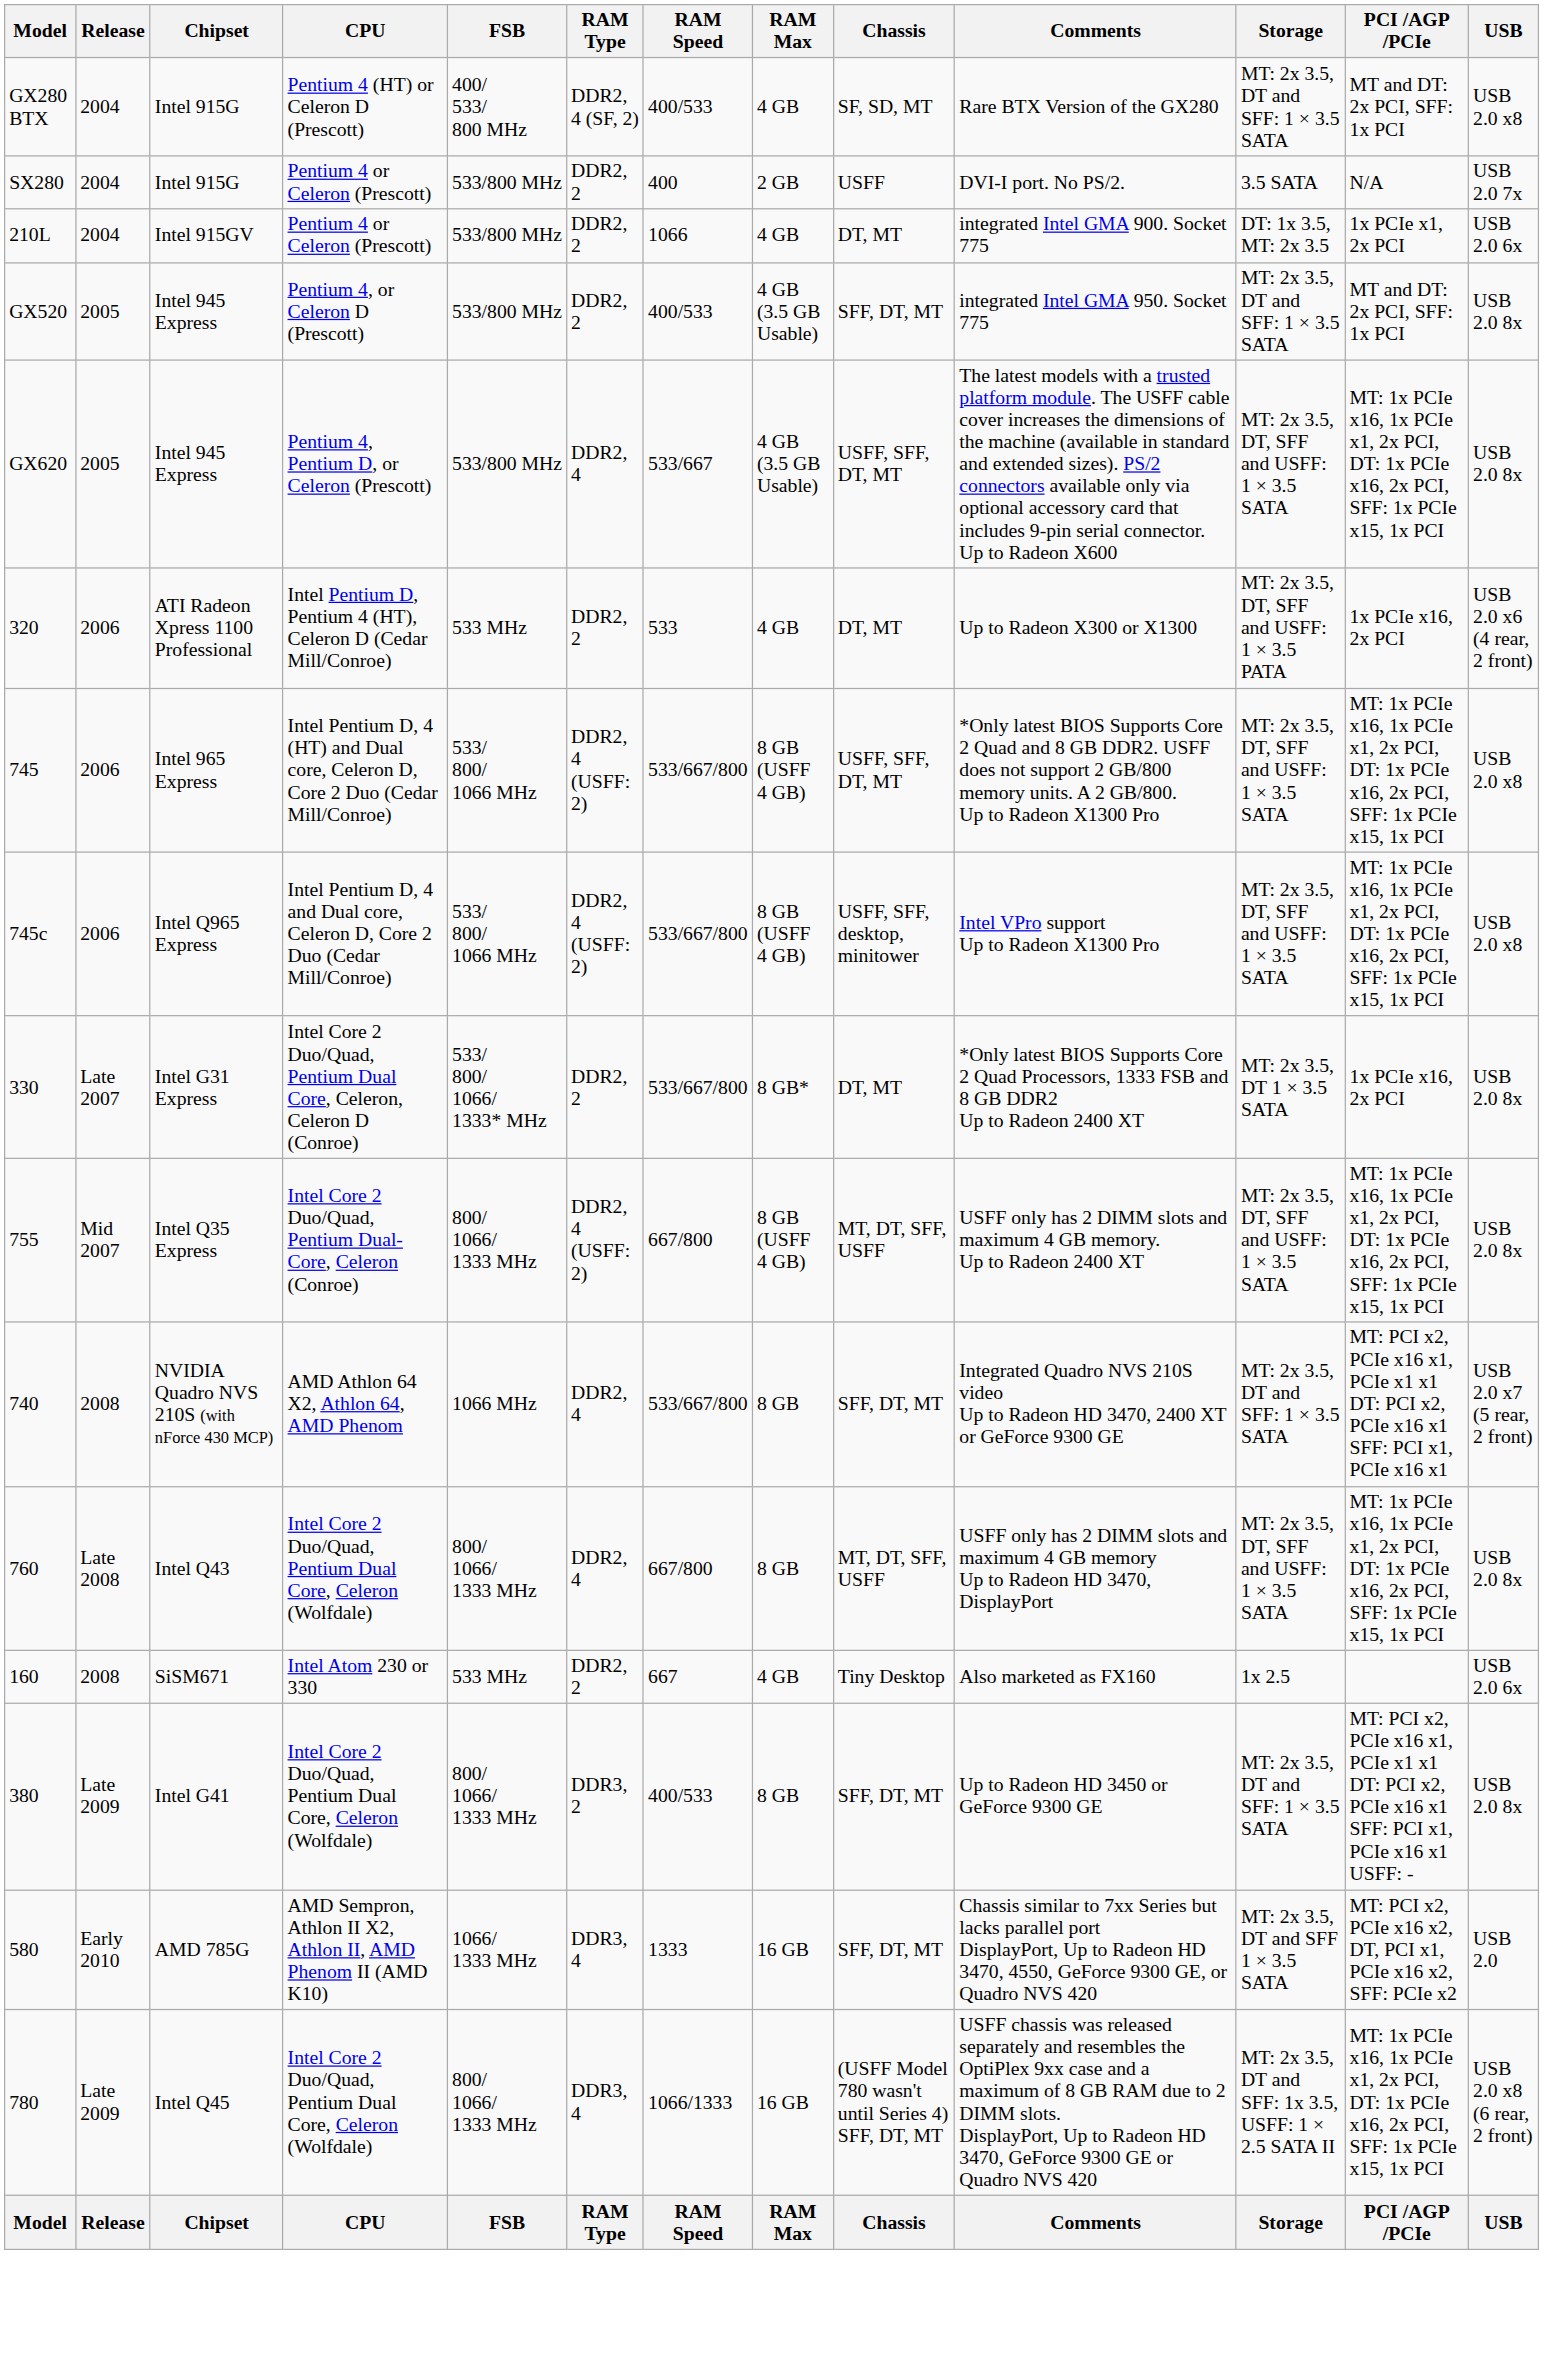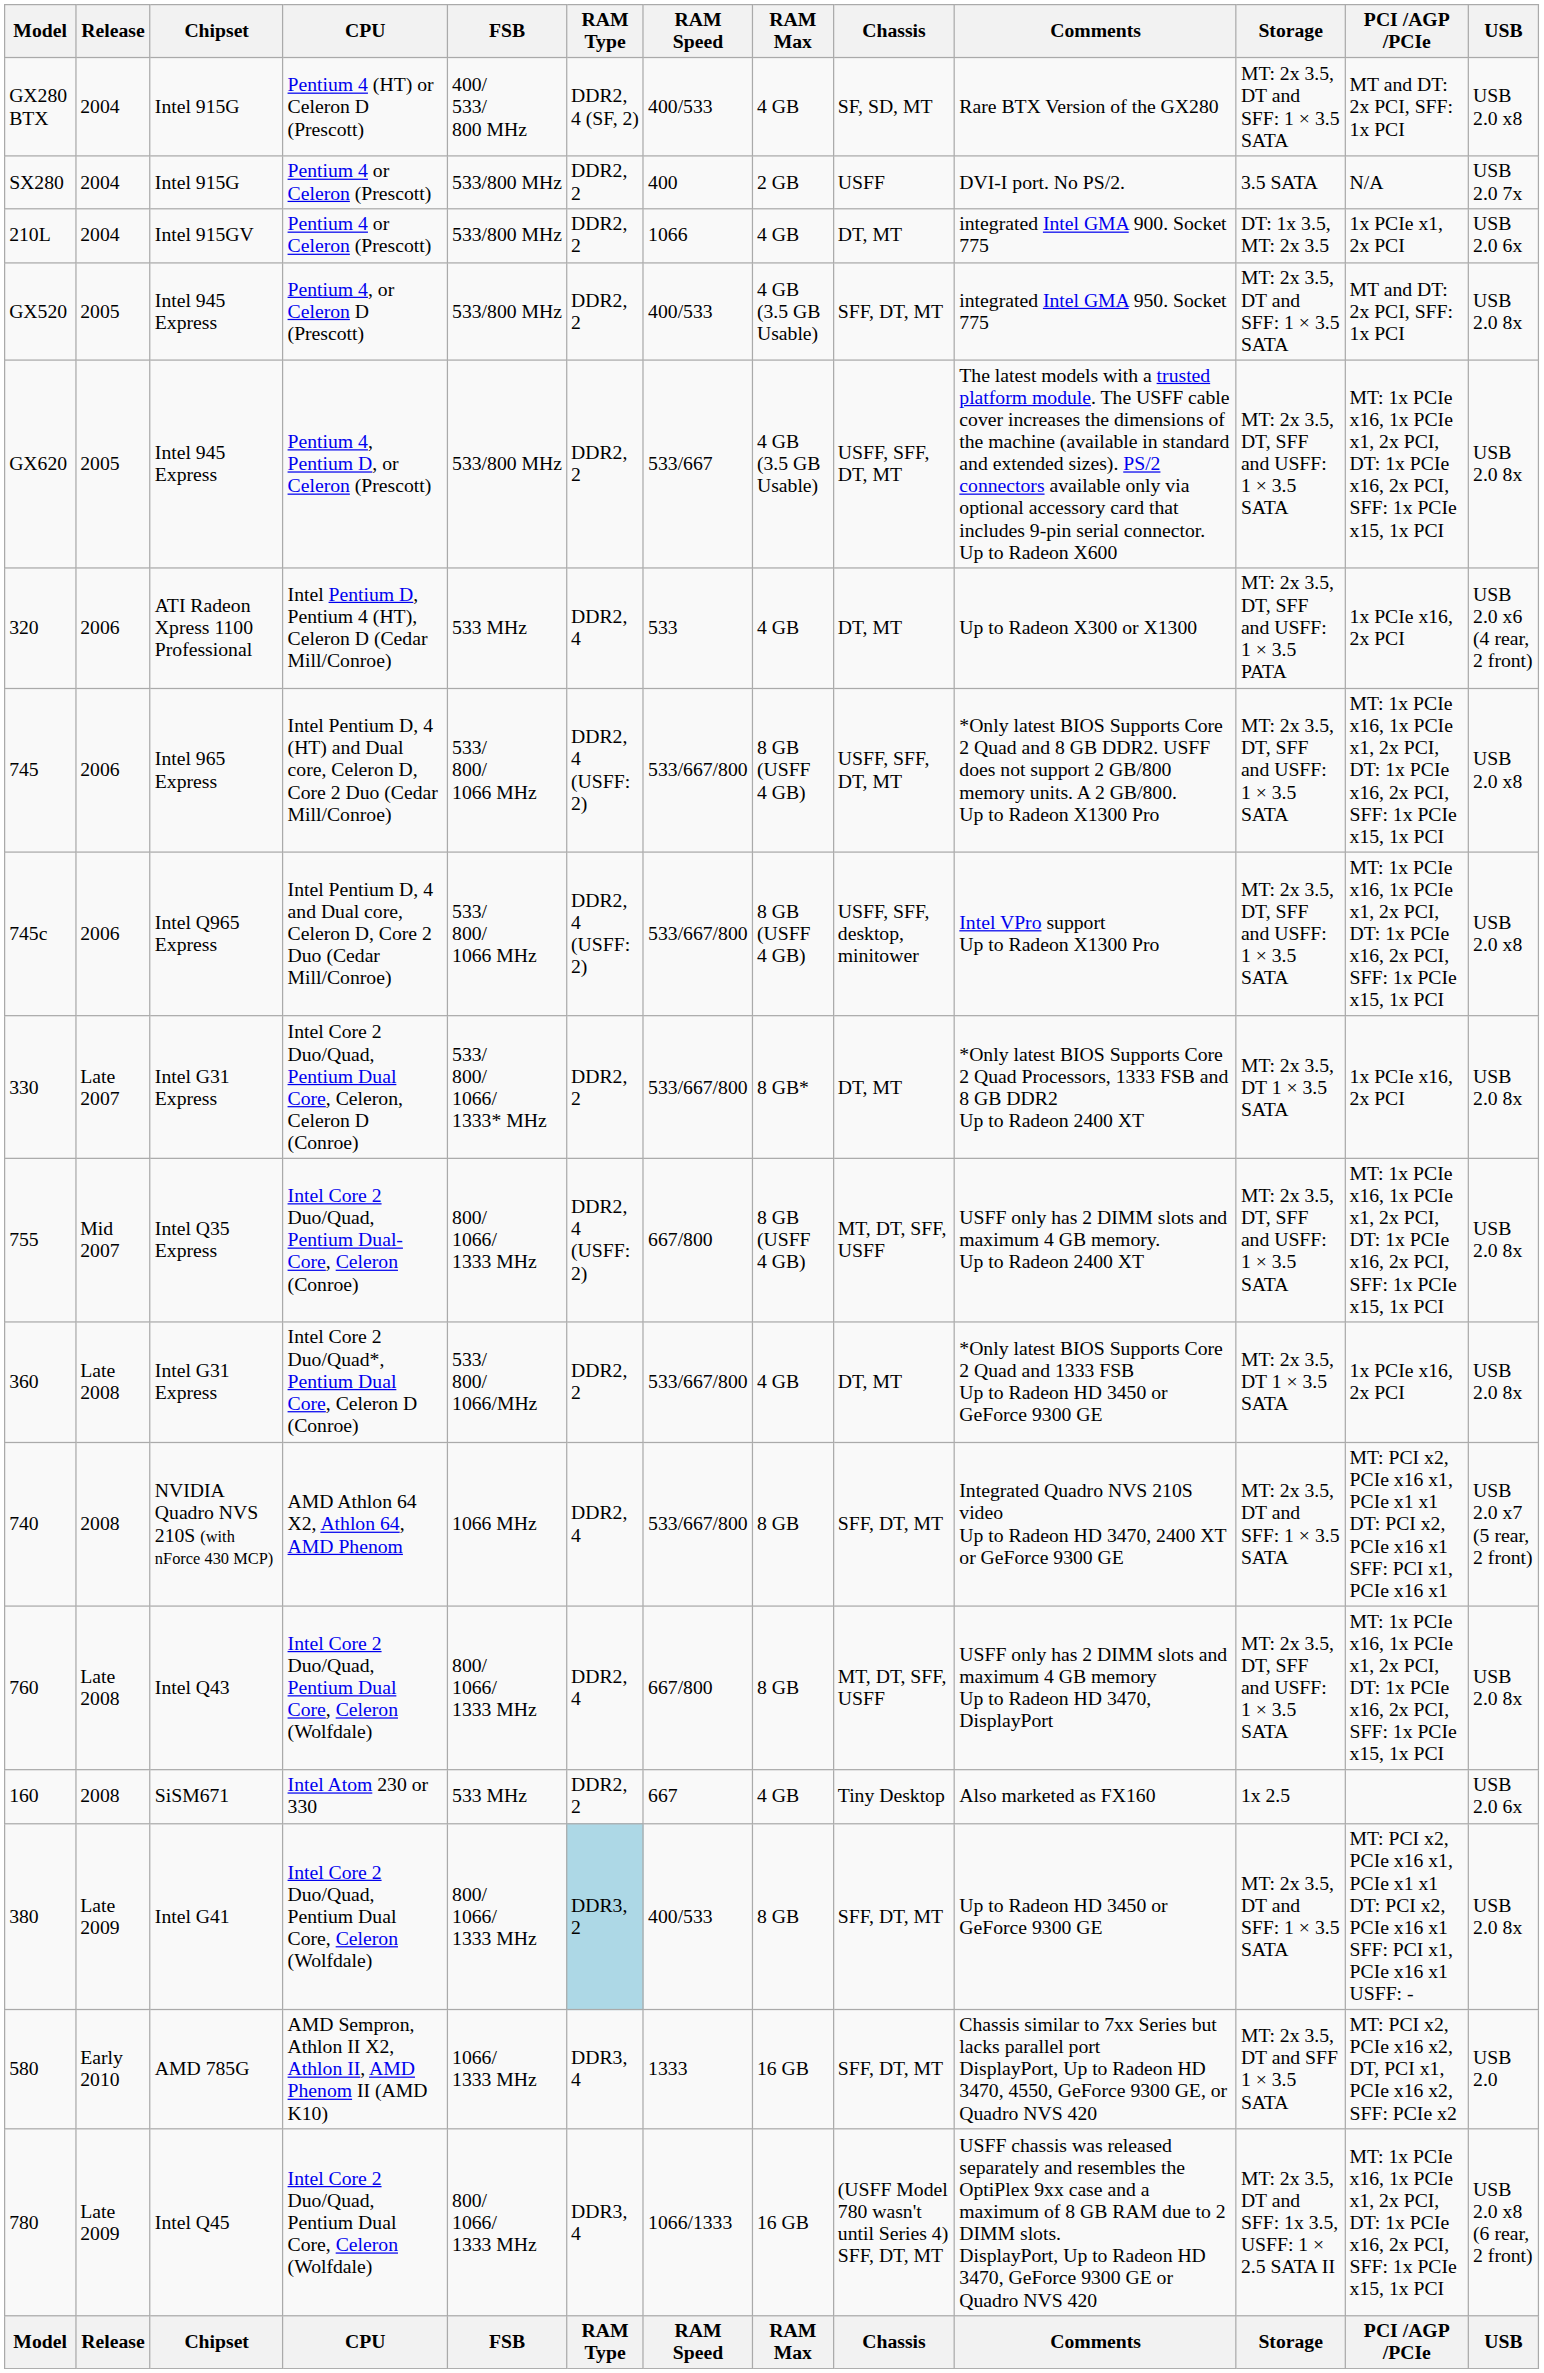(599, 463) DDR2, 4 -> (599, 463) DDR2, 2
(599, 628) DDR2, 2 -> (599, 628) DDR2, 4
+ row: (24, 1381)
(599, 1796) no background -> (599, 1916) lightblue background
